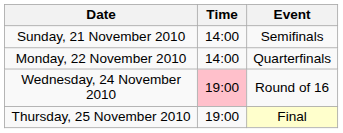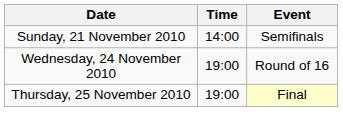- row: (101, 58)
(222, 87) pink background -> (222, 66) no background
